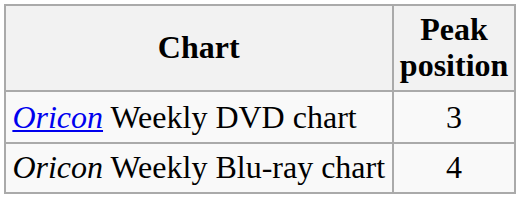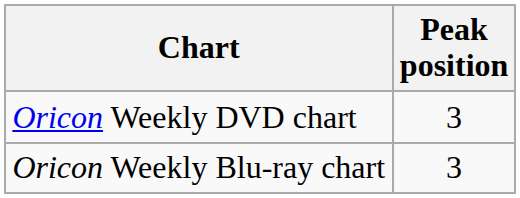(454, 167) 4 -> (454, 167) 3
